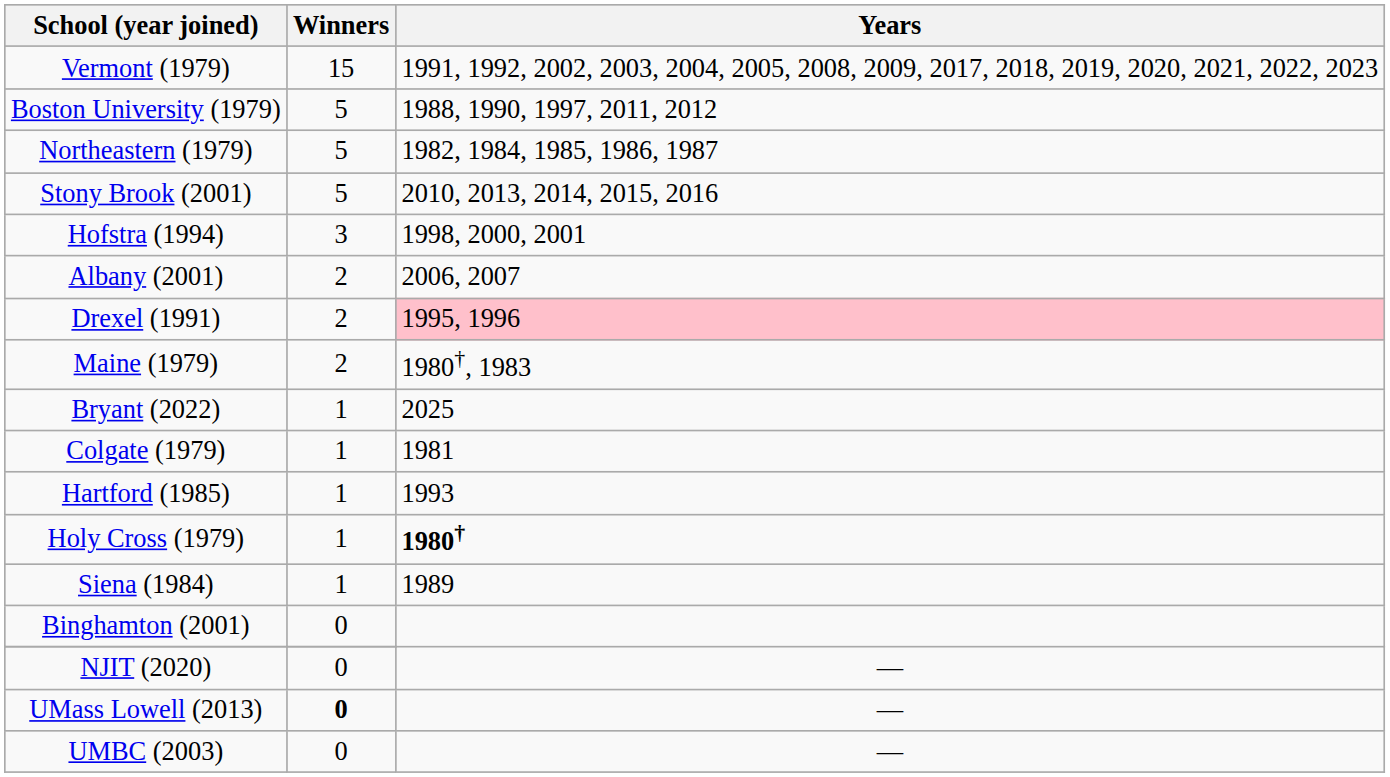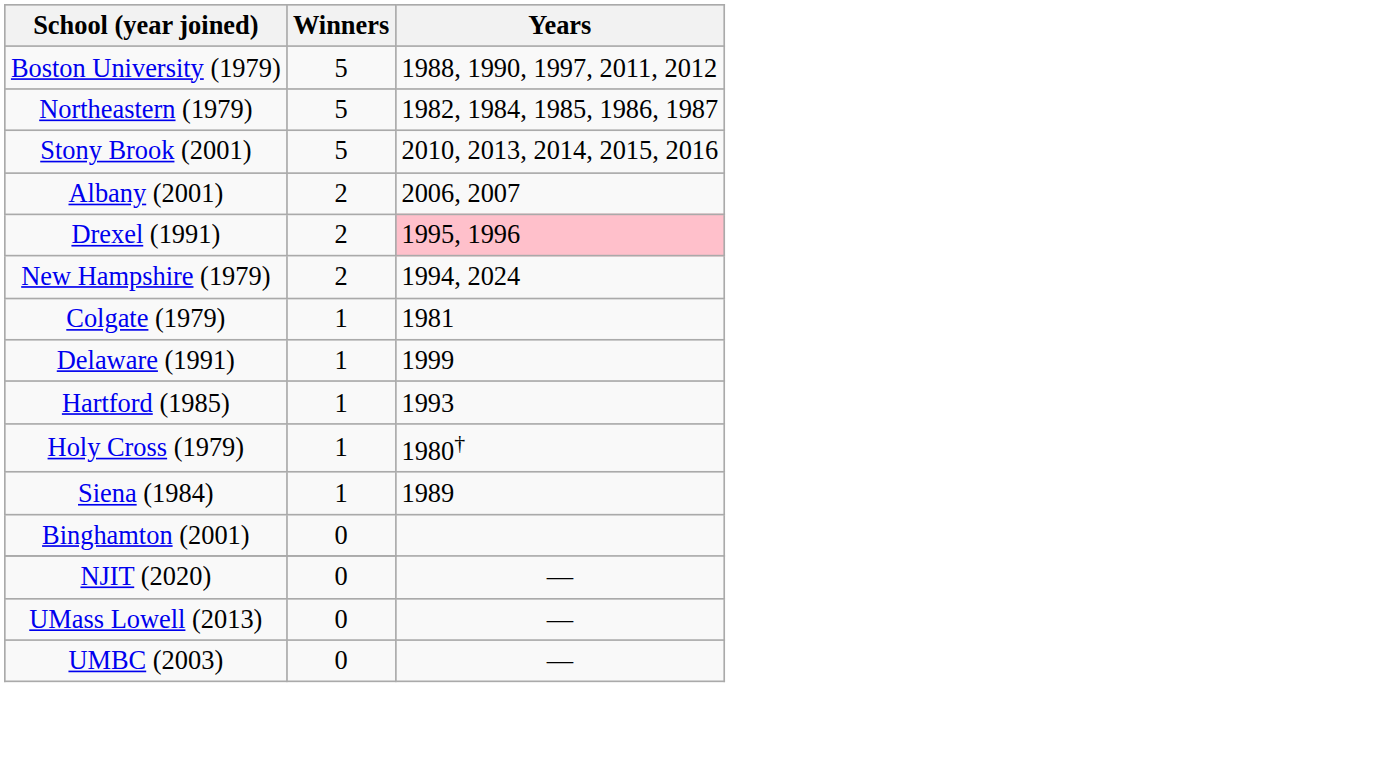- row: (146, 67)
- row: (146, 234)
- row: (146, 363)
+ row: (146, 276)
- row: (146, 409)
+ row: (146, 360)
(433, 538) bold -> (433, 447) normal
(341, 709) bold -> (341, 618) normal
